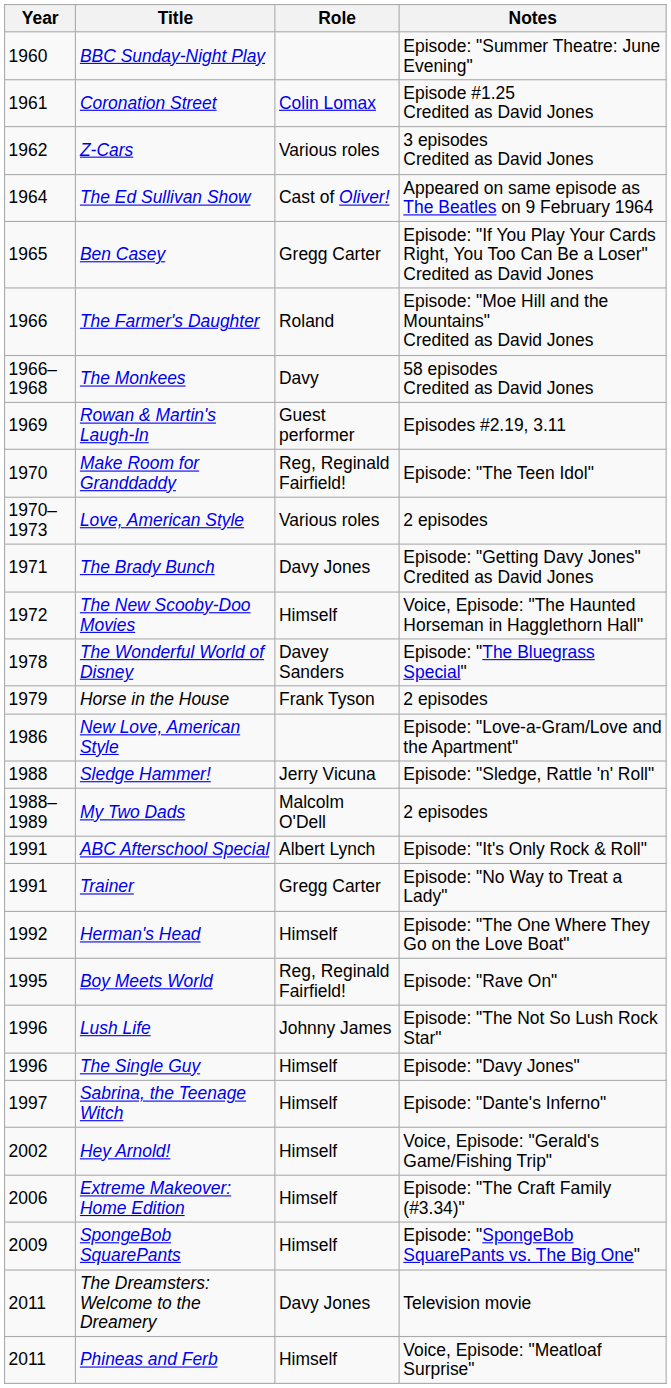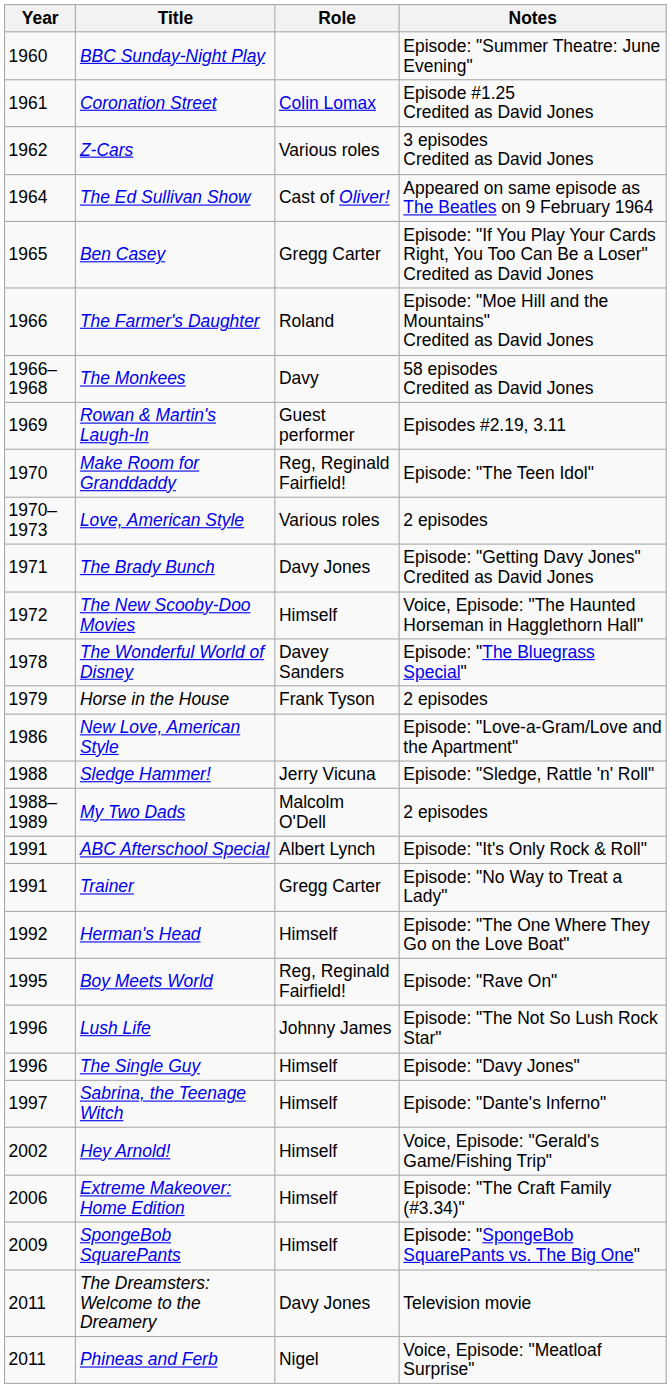(308, 1359) Himself -> (299, 1359) Nigel
